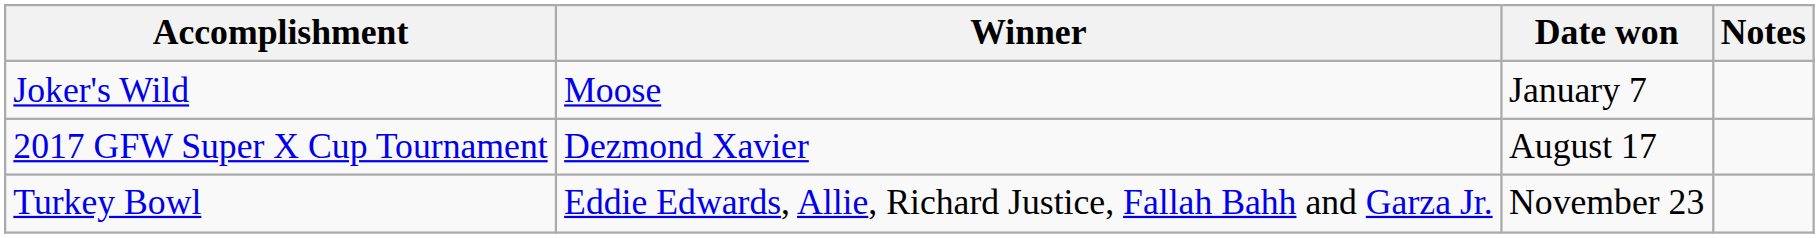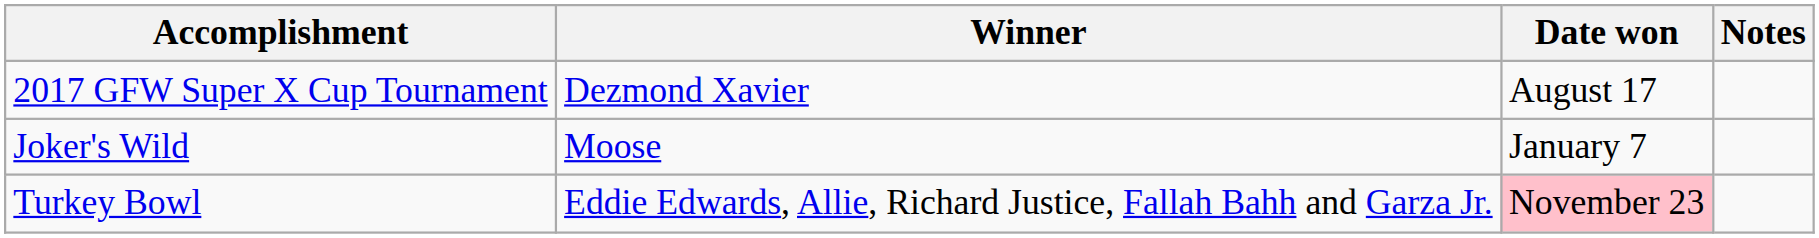rows swapped: (101, 89) <-> (281, 145)
(1607, 202) no background -> (1607, 202) pink background
